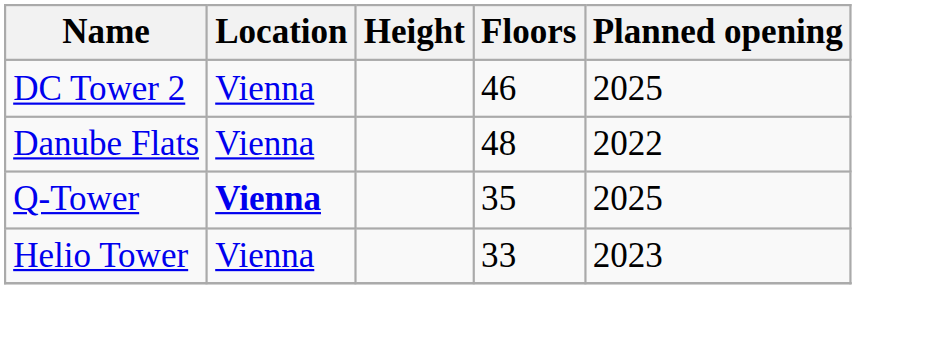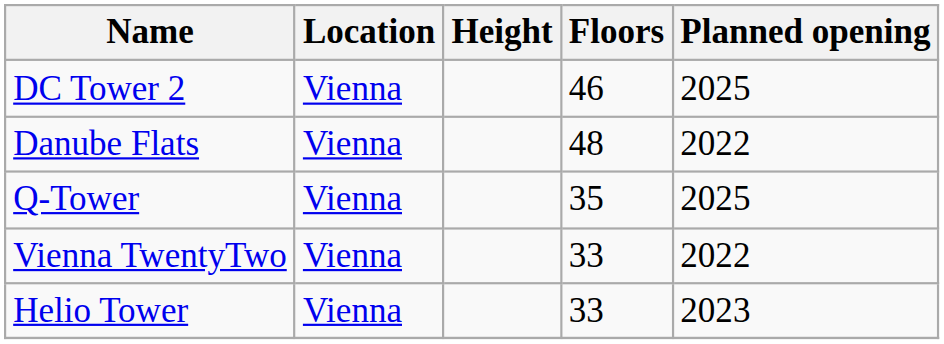(268, 198) bold -> (352, 198) normal
+ row: (150, 254)
